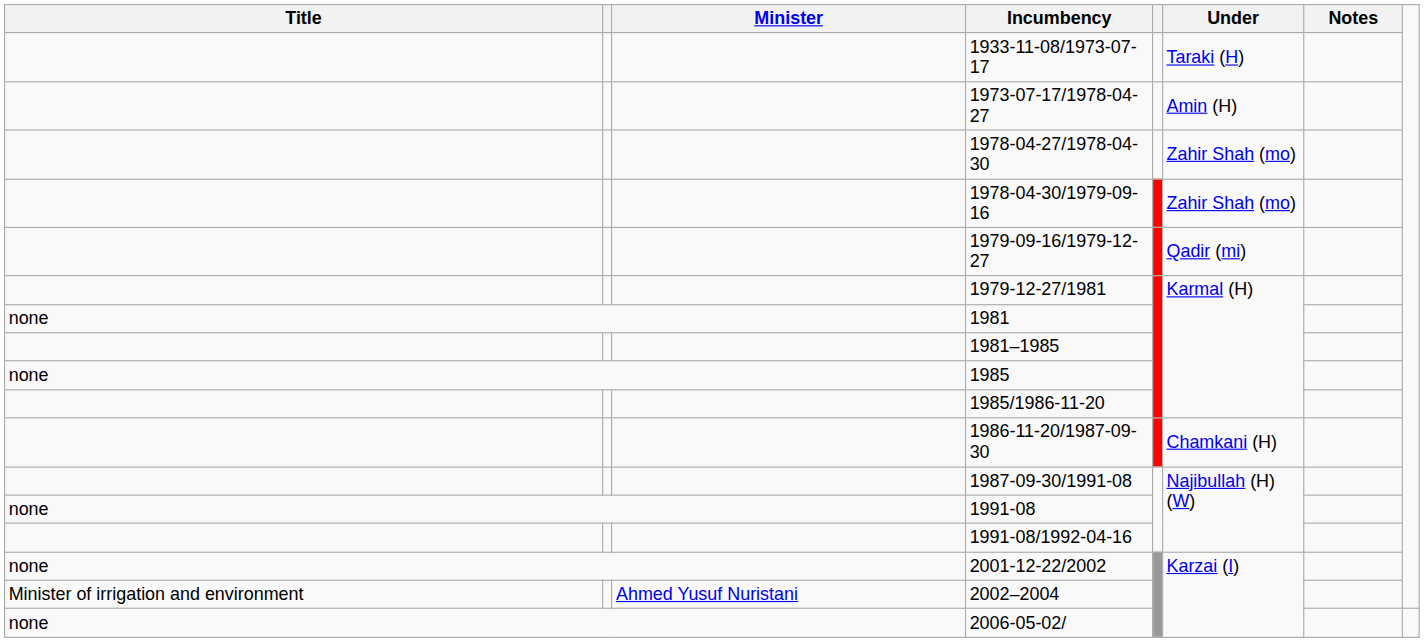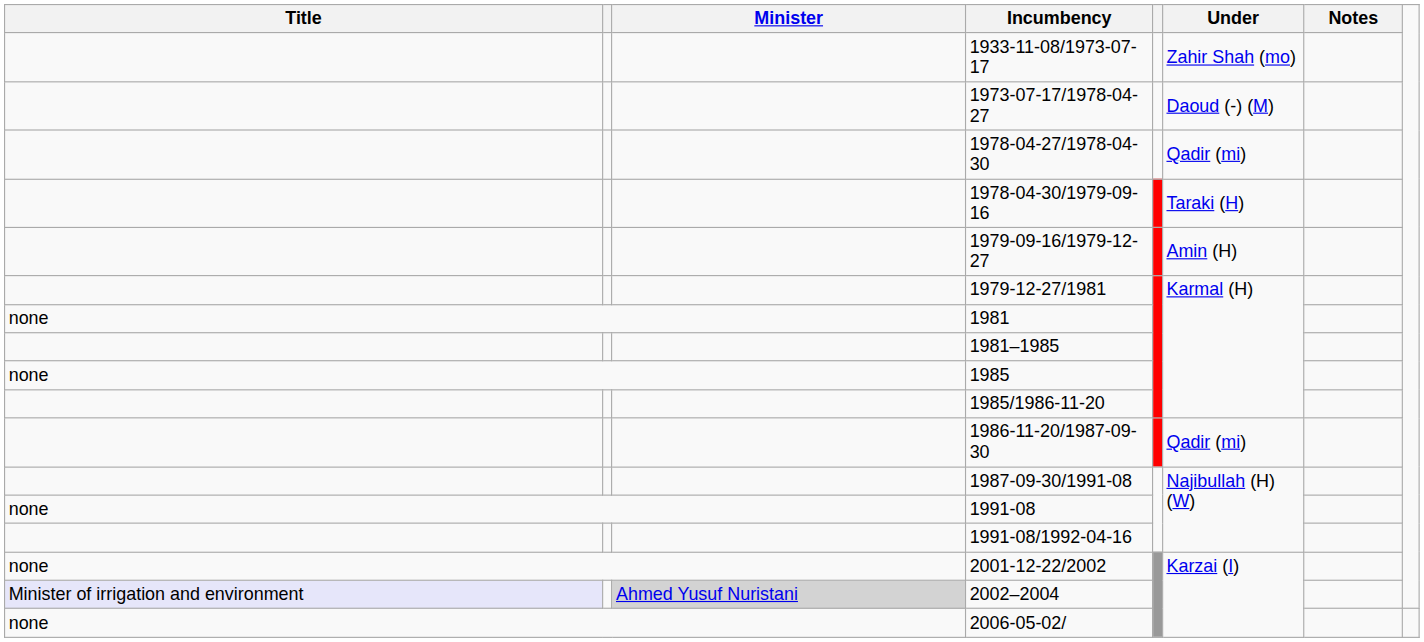(1205, 57) Taraki (H) -> (1231, 57) Zahir Shah (mo)
(1202, 105) Amin (H) -> (1220, 105) Daoud (-) (M)
(1231, 154) Zahir Shah (mo) -> (1206, 154) Qadir (mi)
(1231, 202) Zahir Shah (mo) -> (1205, 202) Taraki (H)
(1206, 251) Qadir (mi) -> (1202, 251) Amin (H)
(1222, 442) Chamkani (H) -> (1206, 442) Qadir (mi)
(156, 594) no background -> (156, 594) lavender background
(707, 594) no background -> (707, 594) lightgrey background
